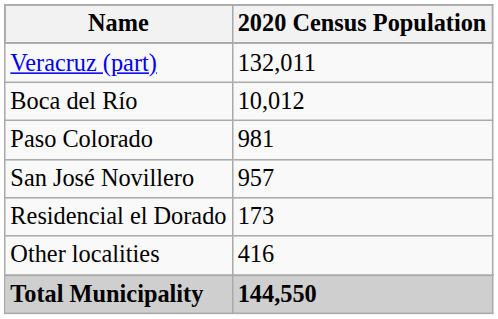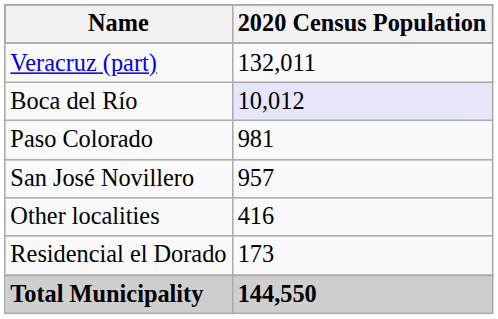(271, 100) no background -> (271, 100) lavender background
rows swapped: (118, 216) <-> (85, 255)
